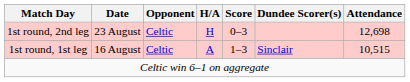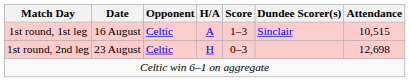rows swapped: (48, 49) <-> (48, 31)
